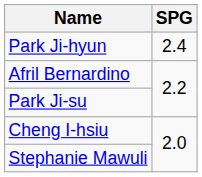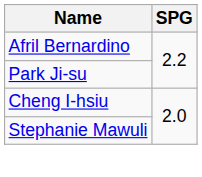- row: (58, 46)
